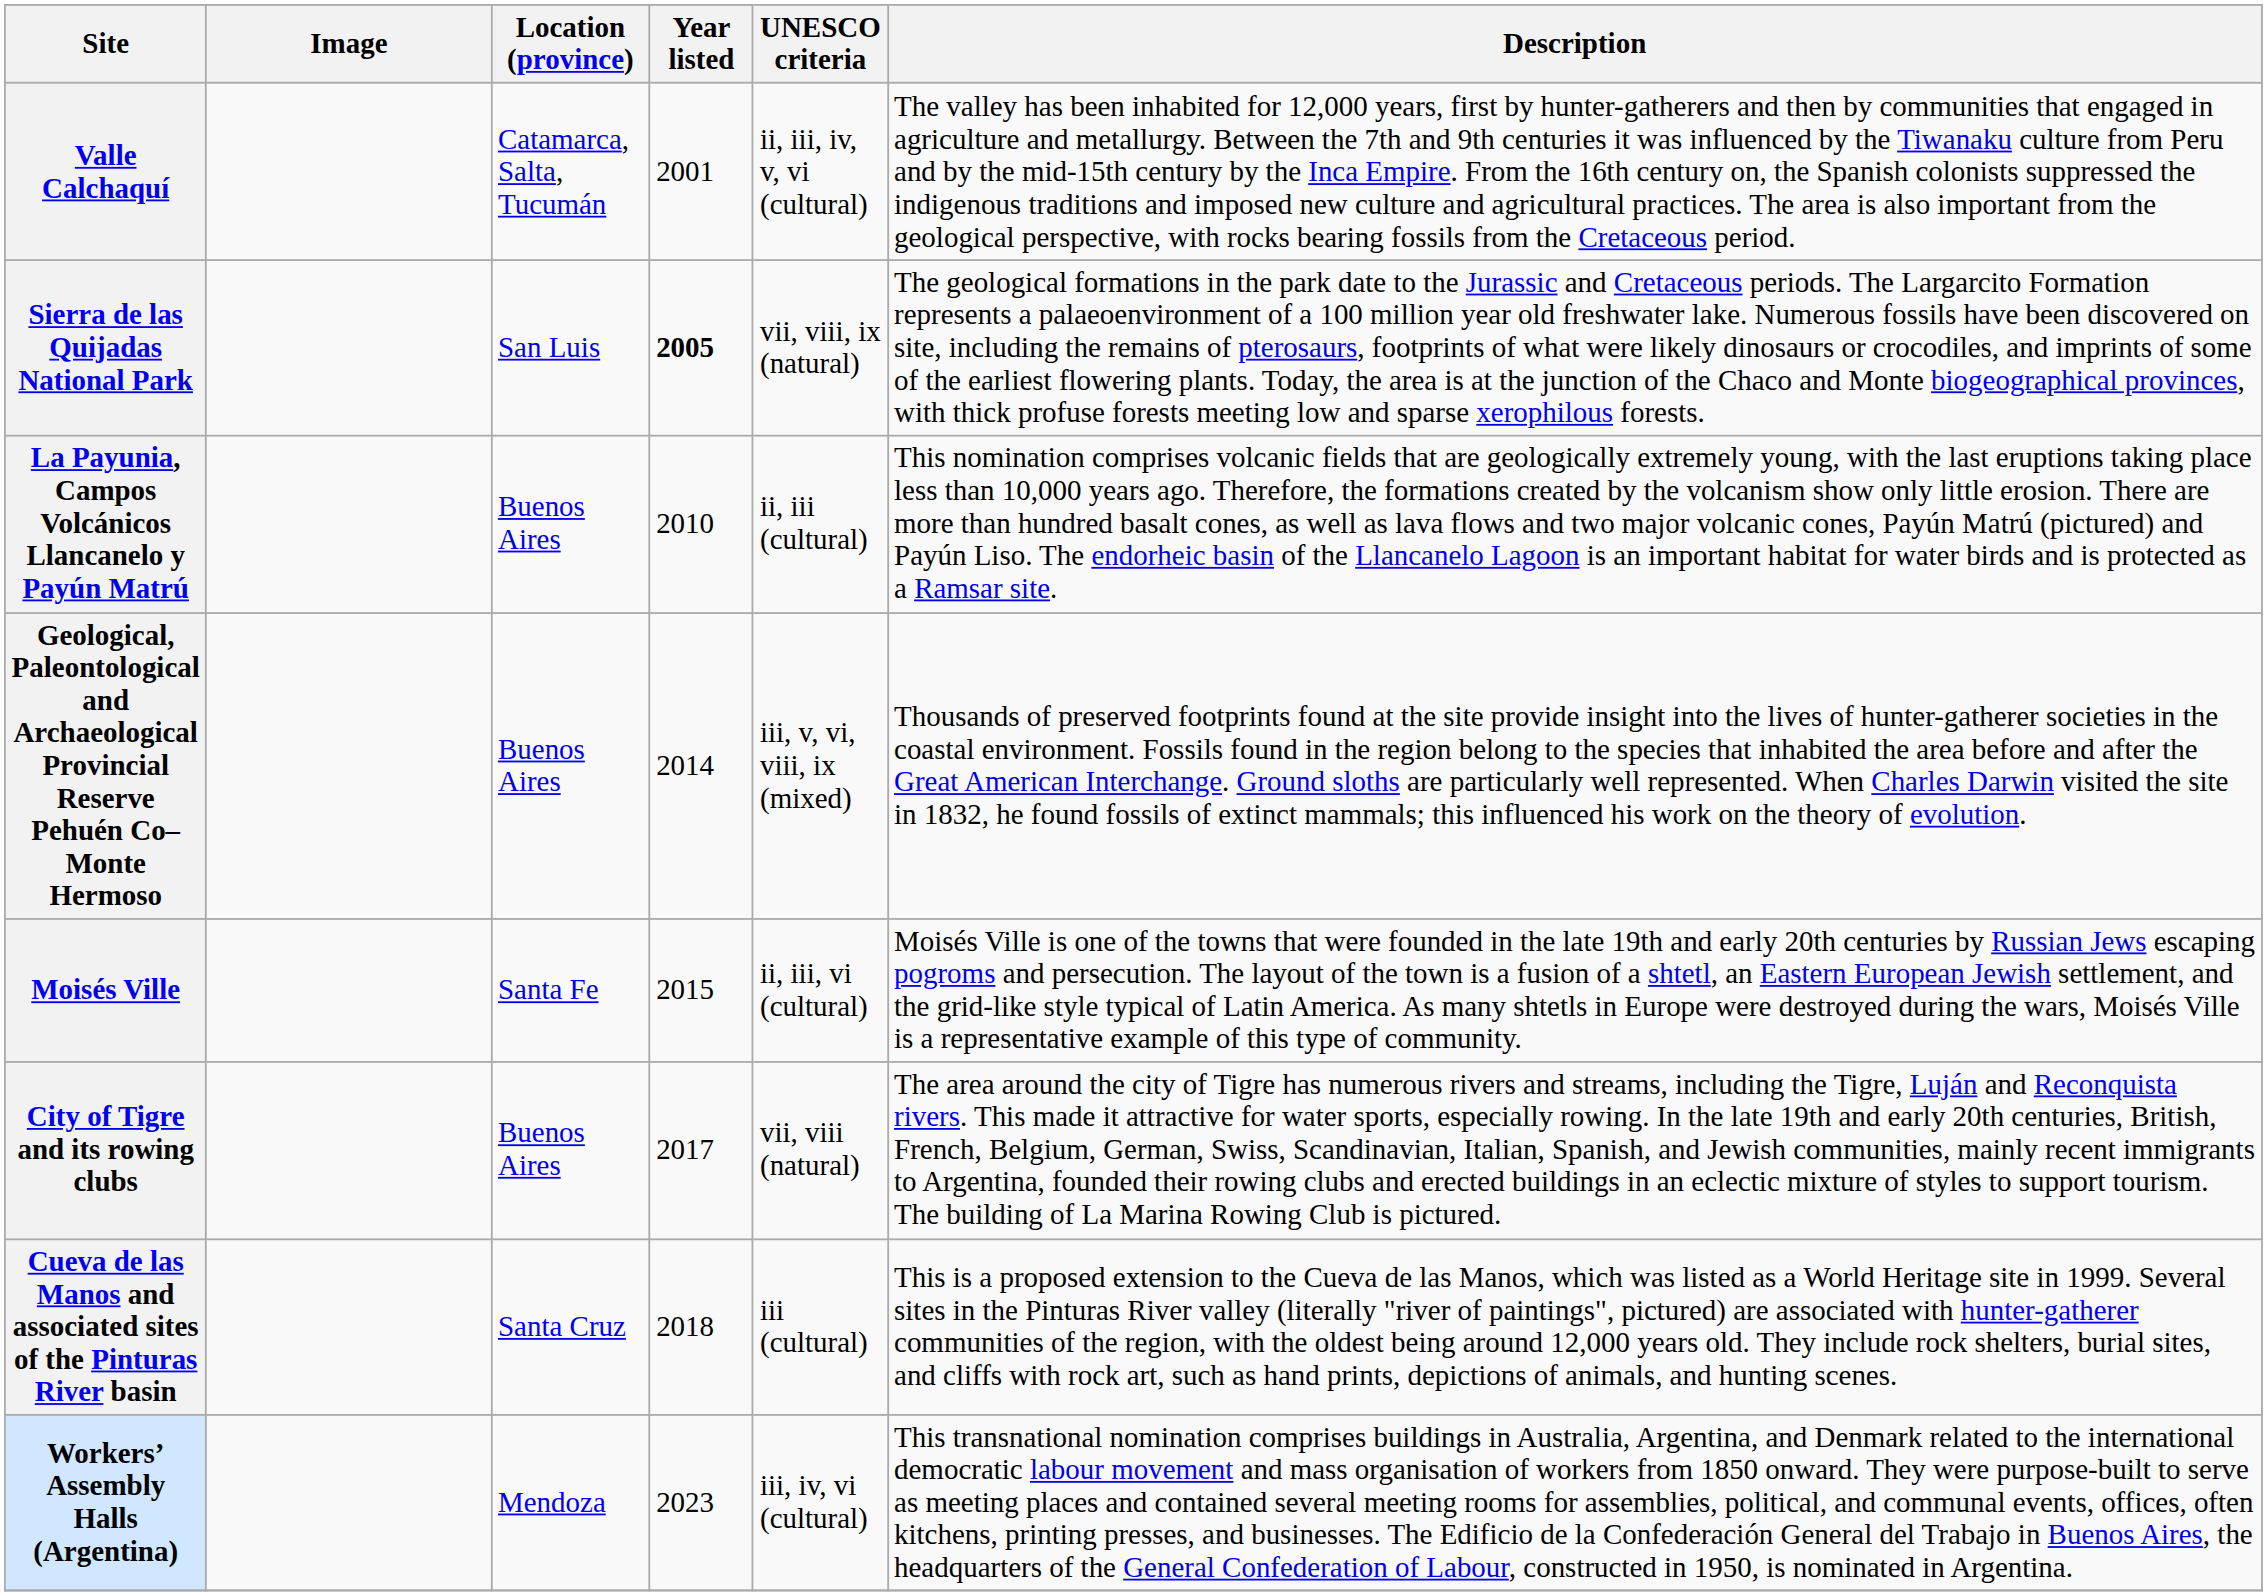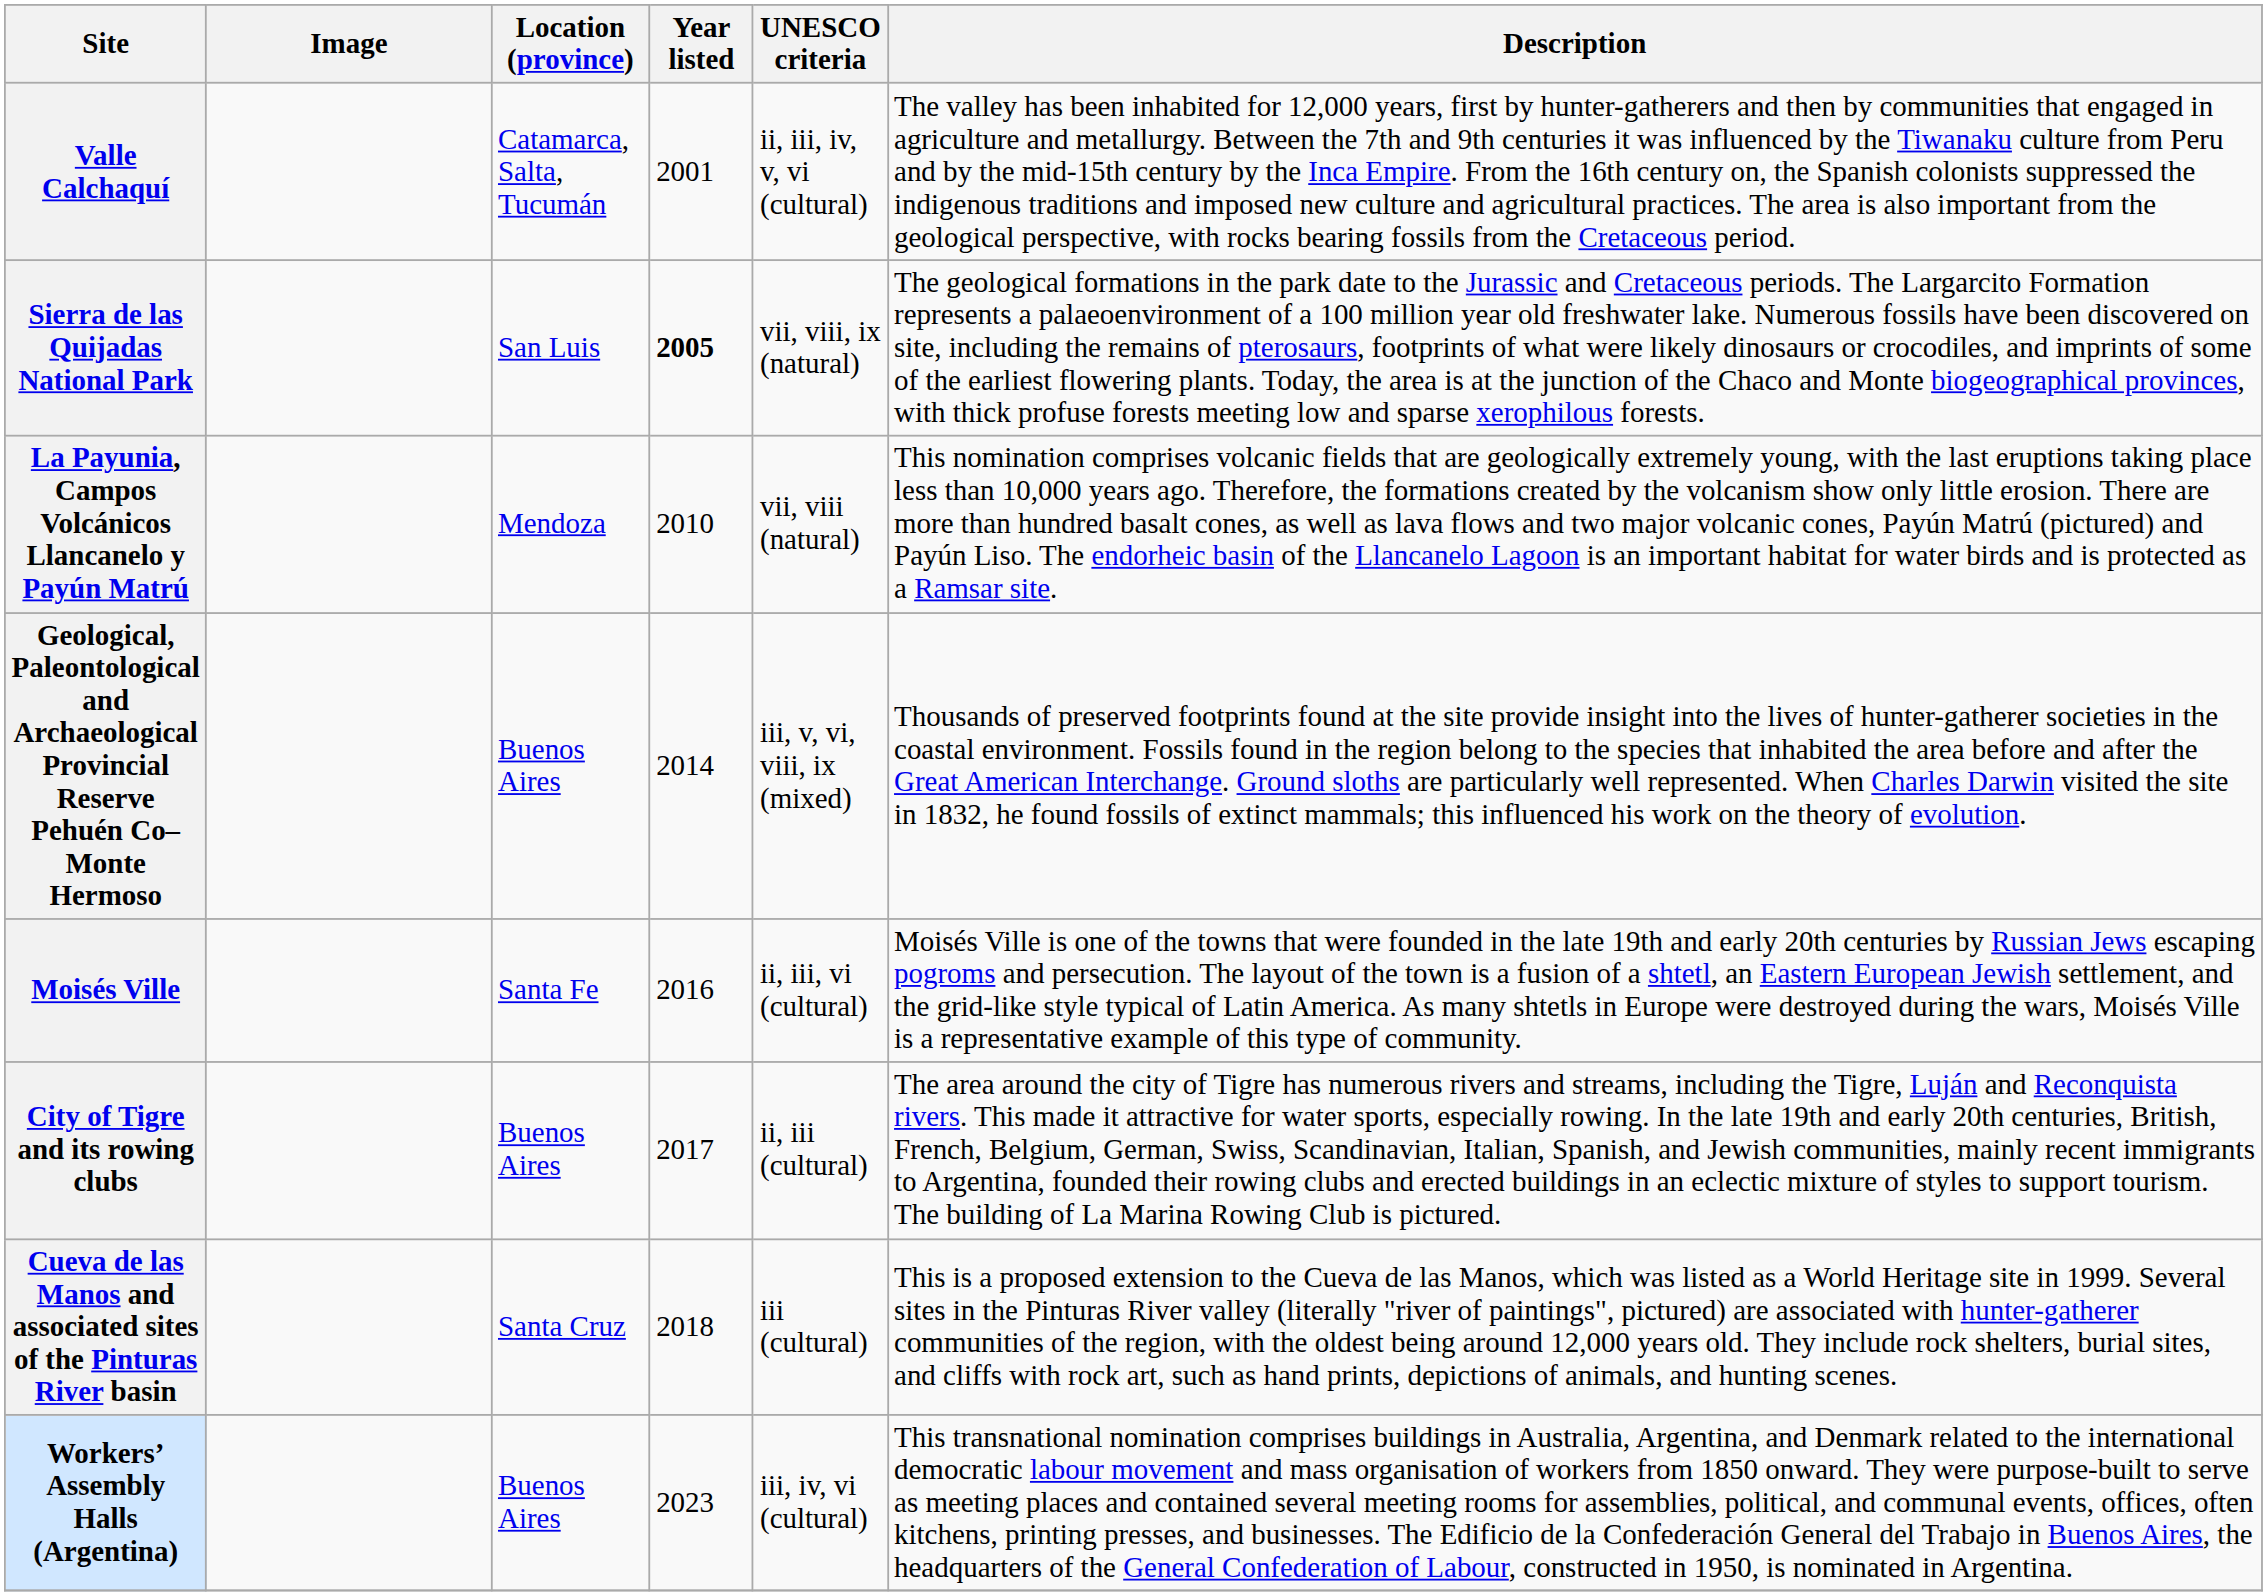(541, 523) Buenos Aires -> (552, 523) Mendoza
(814, 523) ii, iii (cultural) -> (810, 523) vii, viii (natural)
(685, 990) 2015 -> (685, 990) 2016
(810, 1150) vii, viii (natural) -> (814, 1150) ii, iii (cultural)
(552, 1502) Mendoza -> (541, 1502) Buenos Aires
